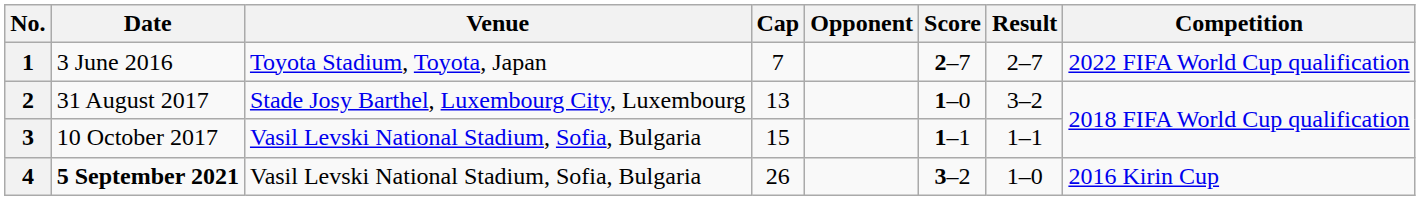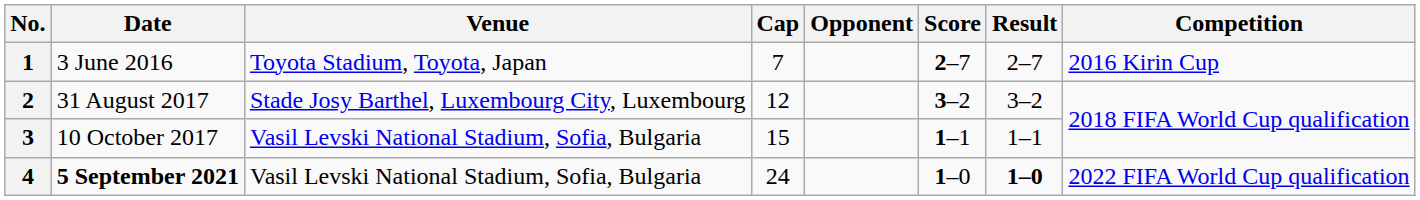(1239, 61) 2022 FIFA World Cup qualification -> (1144, 61) 2016 Kirin Cup
(778, 99) 13 -> (778, 99) 12
(952, 99) 1–0 -> (952, 99) 3–2
(778, 175) 26 -> (778, 175) 24
(952, 175) 3–2 -> (952, 175) 1–0
(1025, 175) normal -> (1025, 175) bold
(1144, 175) 2016 Kirin Cup -> (1239, 175) 2022 FIFA World Cup qualification
